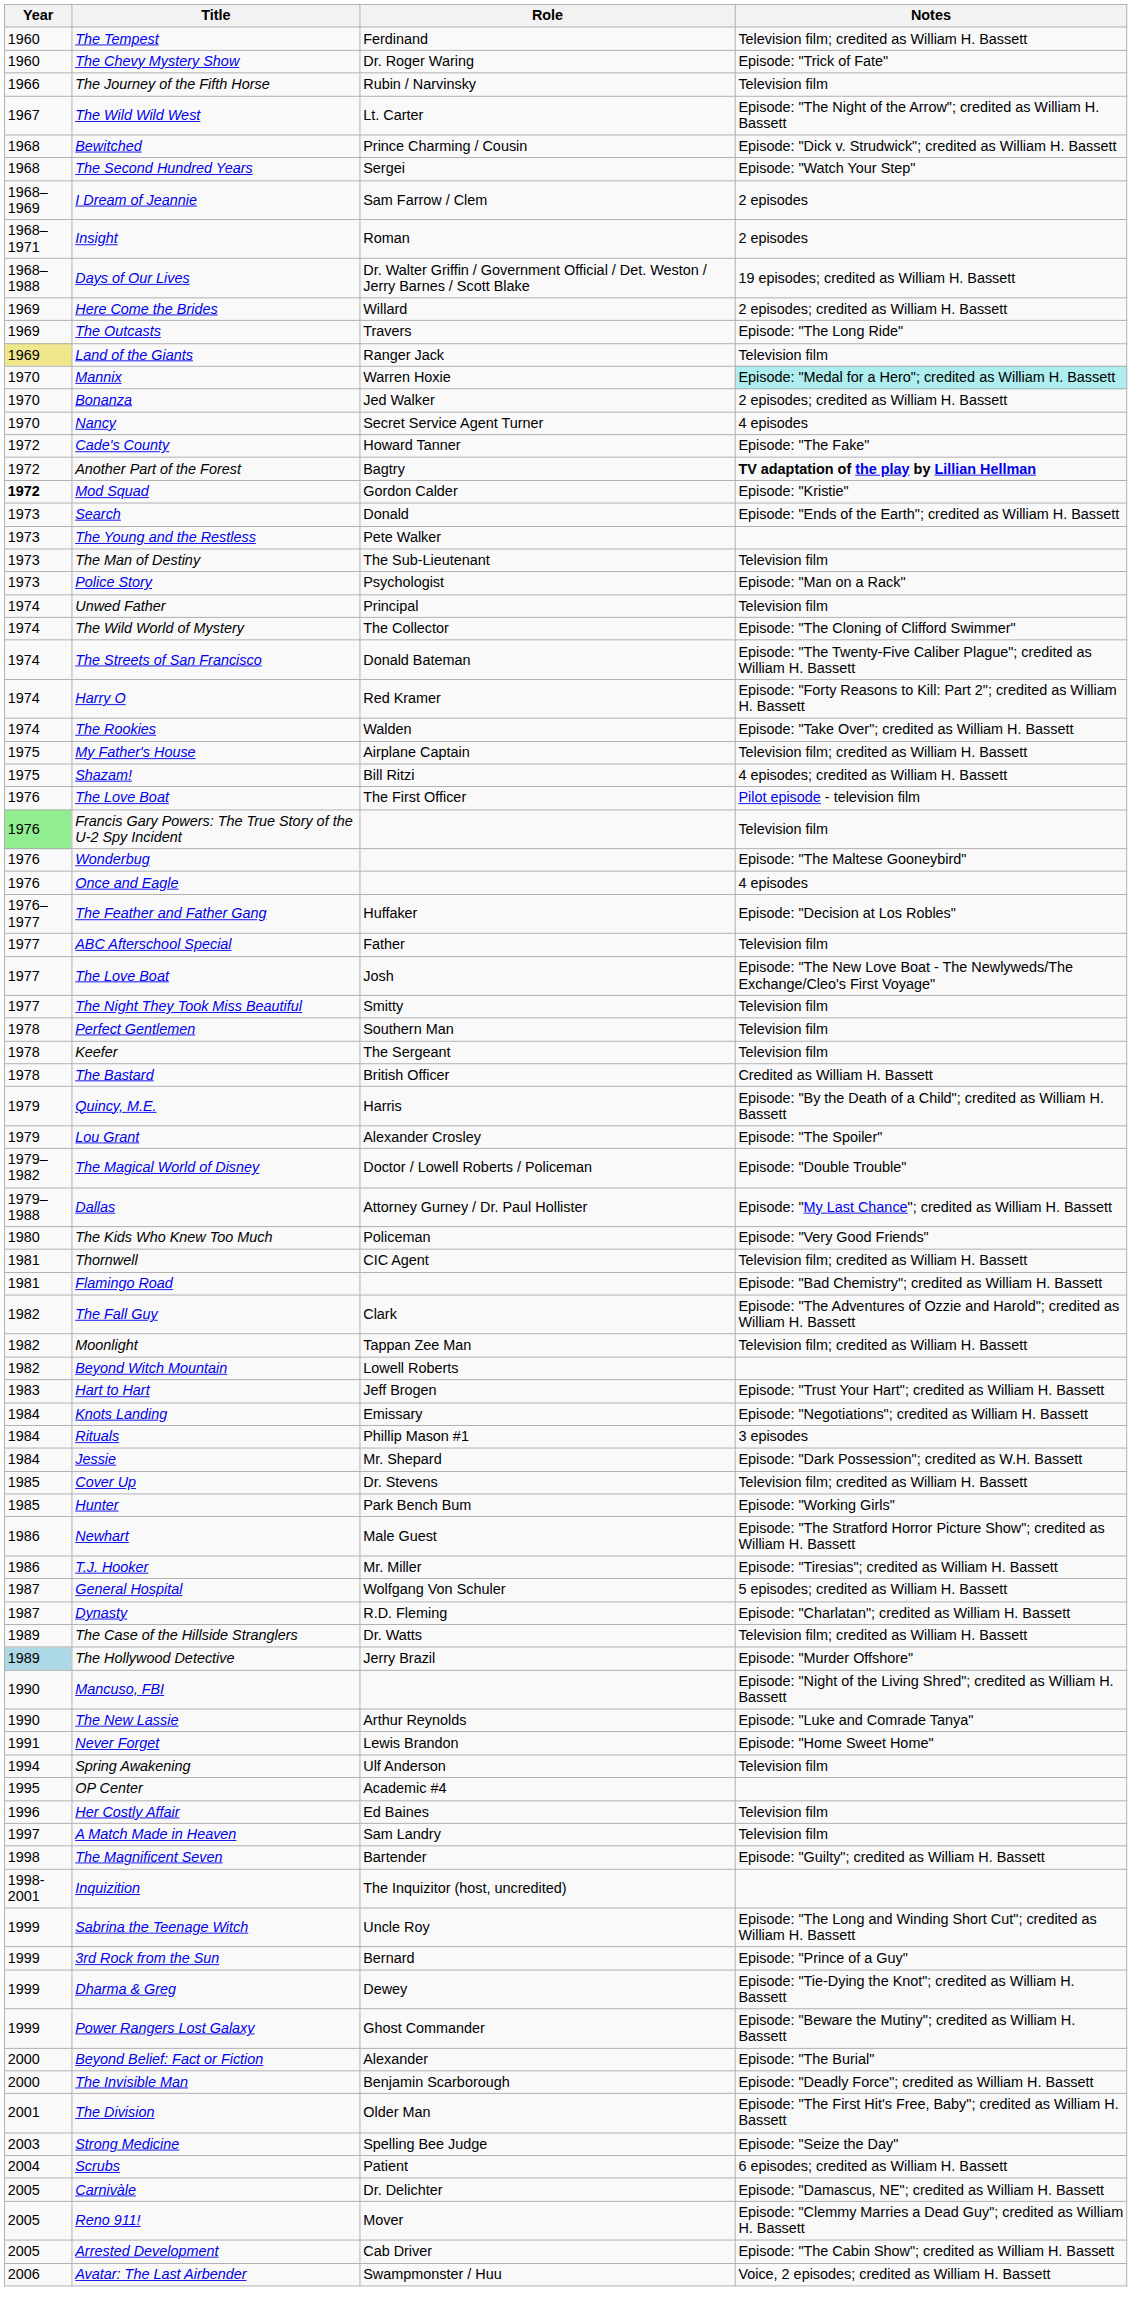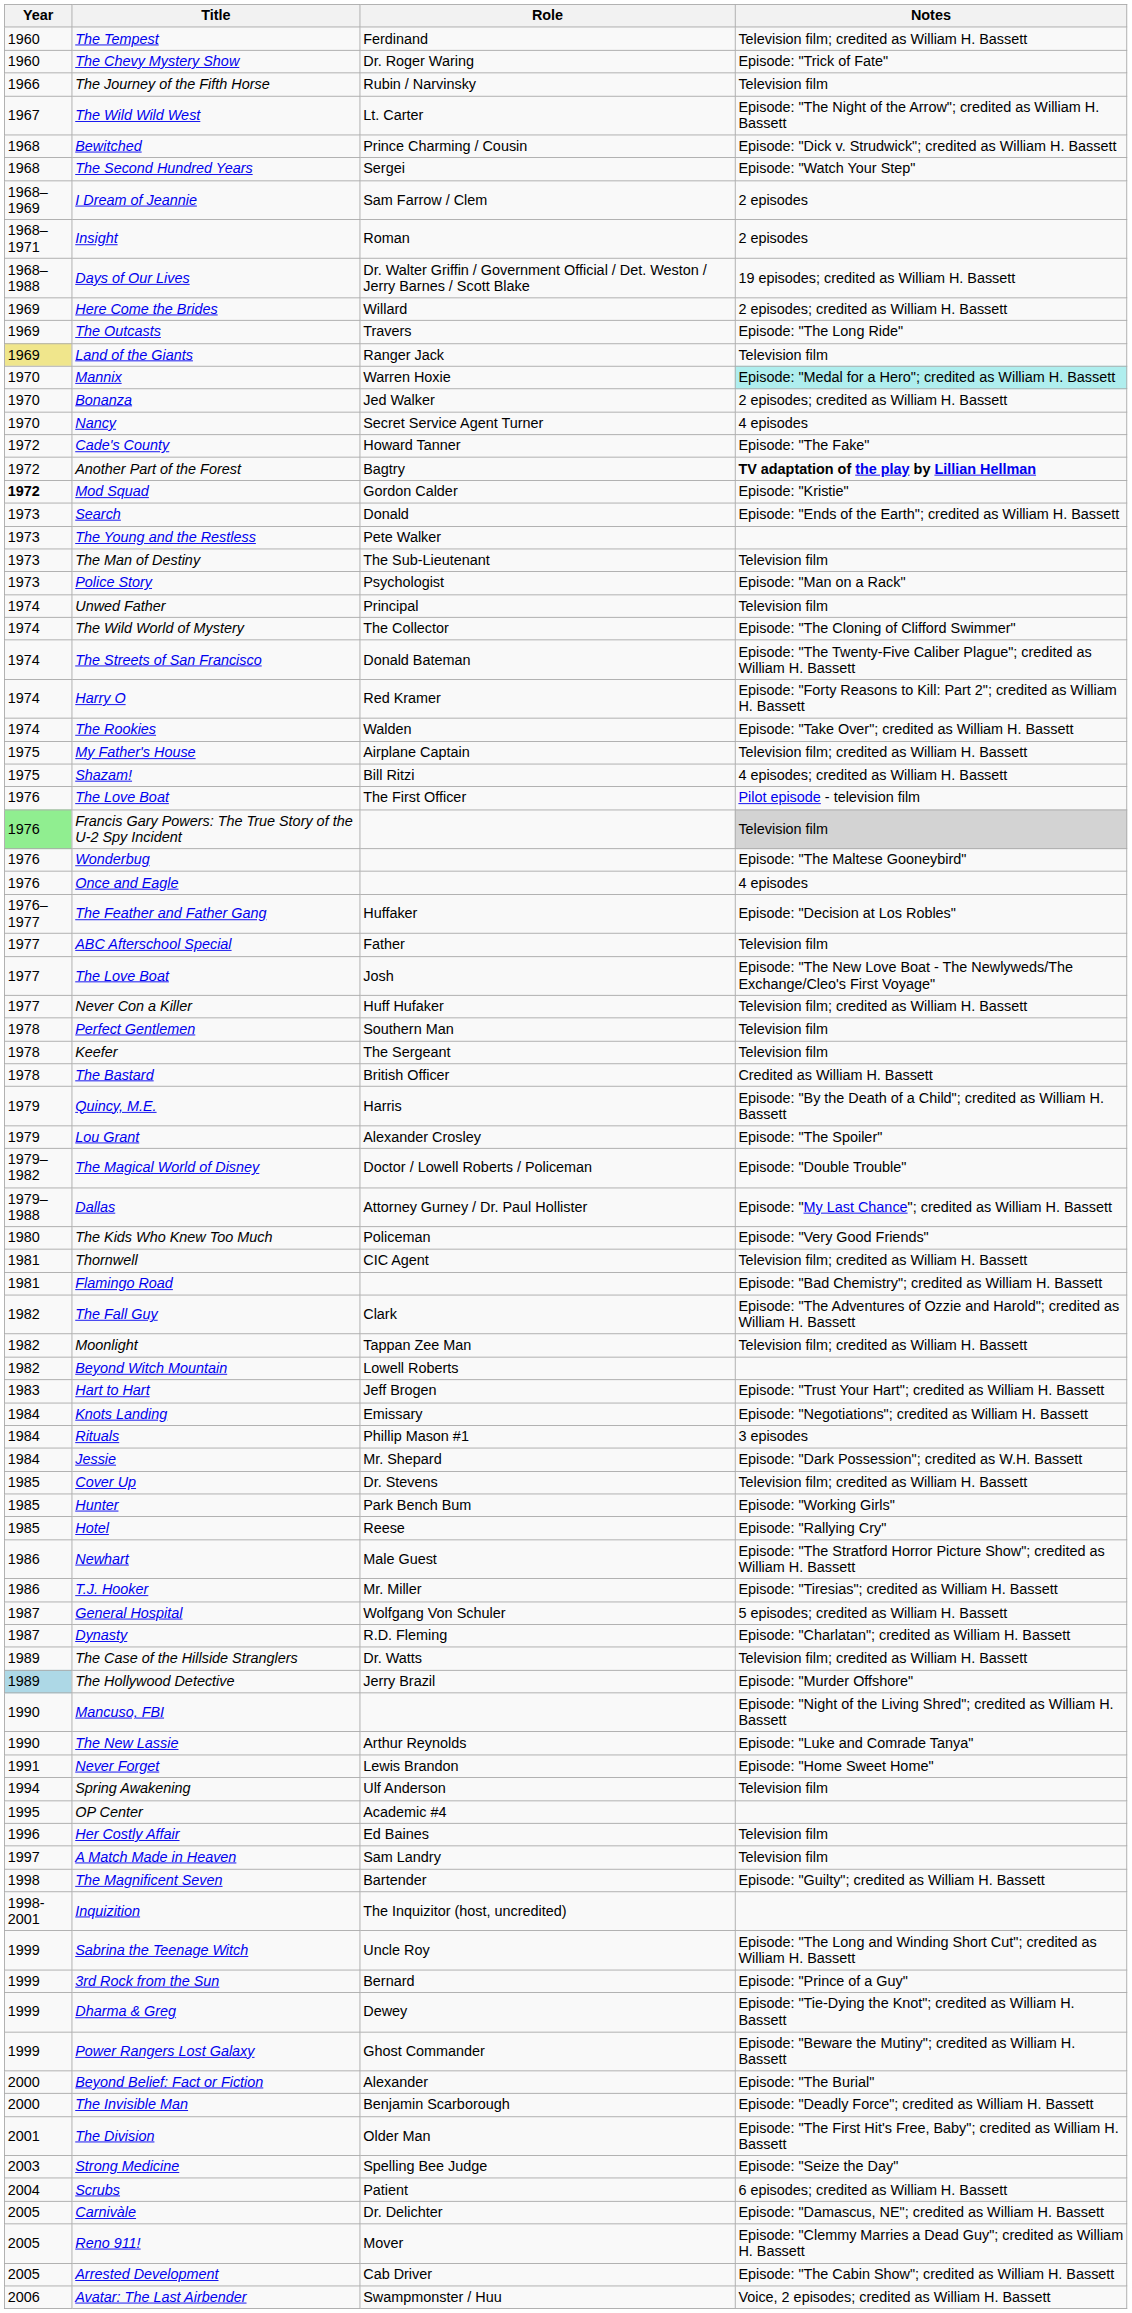(783, 829) no background -> (783, 829) lightgrey background
+ row: (134, 1006)
- row: (189, 1006)
+ row: (92, 1528)
